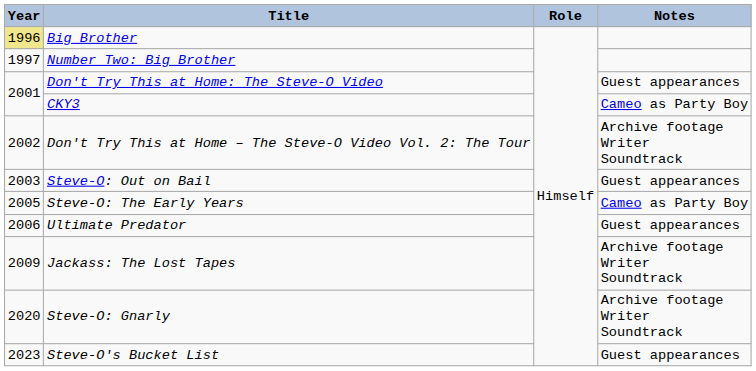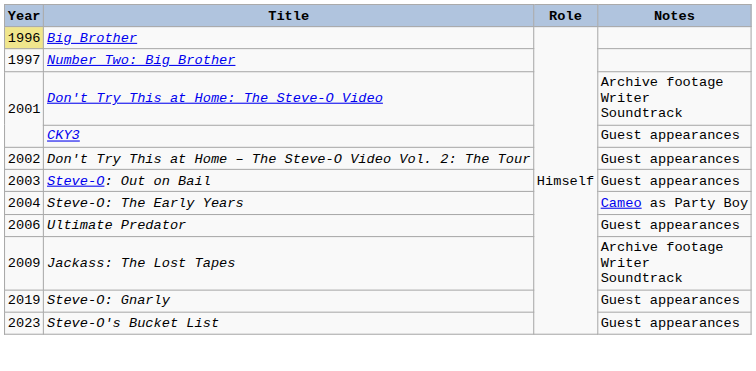(670, 82) Guest appearances -> (662, 98) Archive footage Writer Soundtrack
(674, 105) Cameo as Party Boy -> (670, 136) Guest appearances
(662, 143) Archive footage Writer Soundtrack -> (670, 158) Guest appearances
(24, 203) 2005 -> (24, 203) 2004
(24, 317) 2020 -> (24, 301) 2019
(662, 317) Archive footage Writer Soundtrack -> (670, 301) Guest appearances
